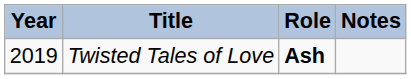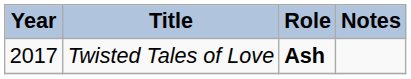(34, 55) 2019 -> (34, 55) 2017
